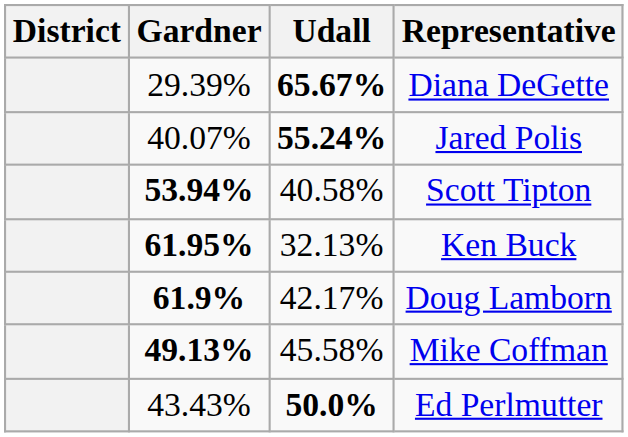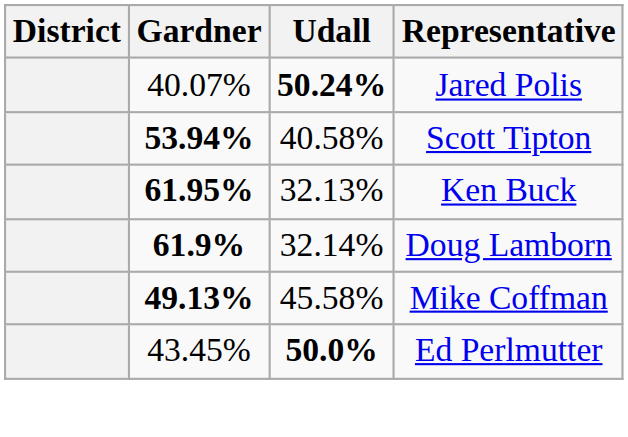- row: (509, 84)
(332, 137) 55.24% -> (332, 84) 50.24%
(332, 297) 42.17% -> (332, 244) 32.14%
(199, 404) 43.43% -> (199, 350) 43.45%
